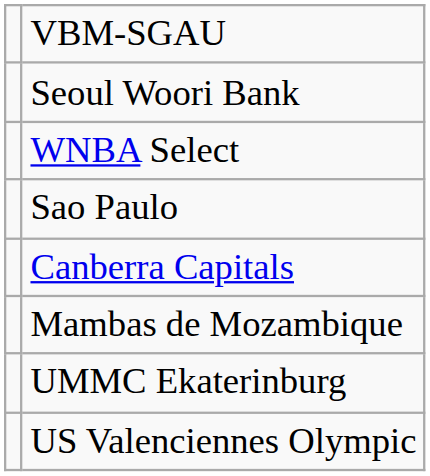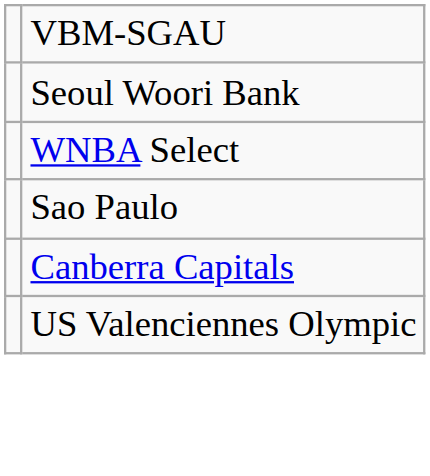- row: (217, 324)
- row: (188, 382)
